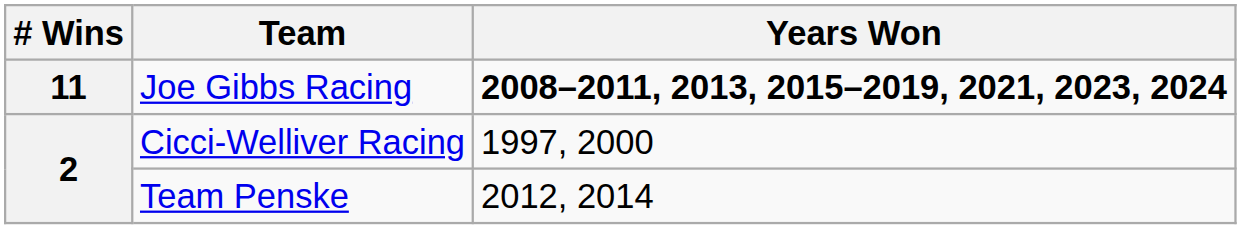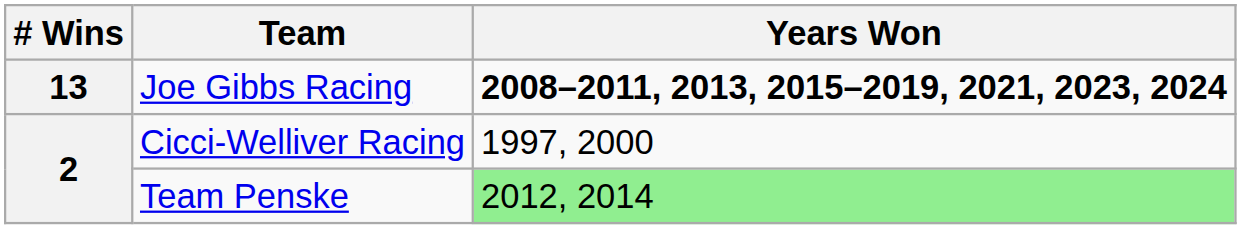(69, 87) 11 -> (69, 87) 13
(567, 196) no background -> (567, 196) lightgreen background
